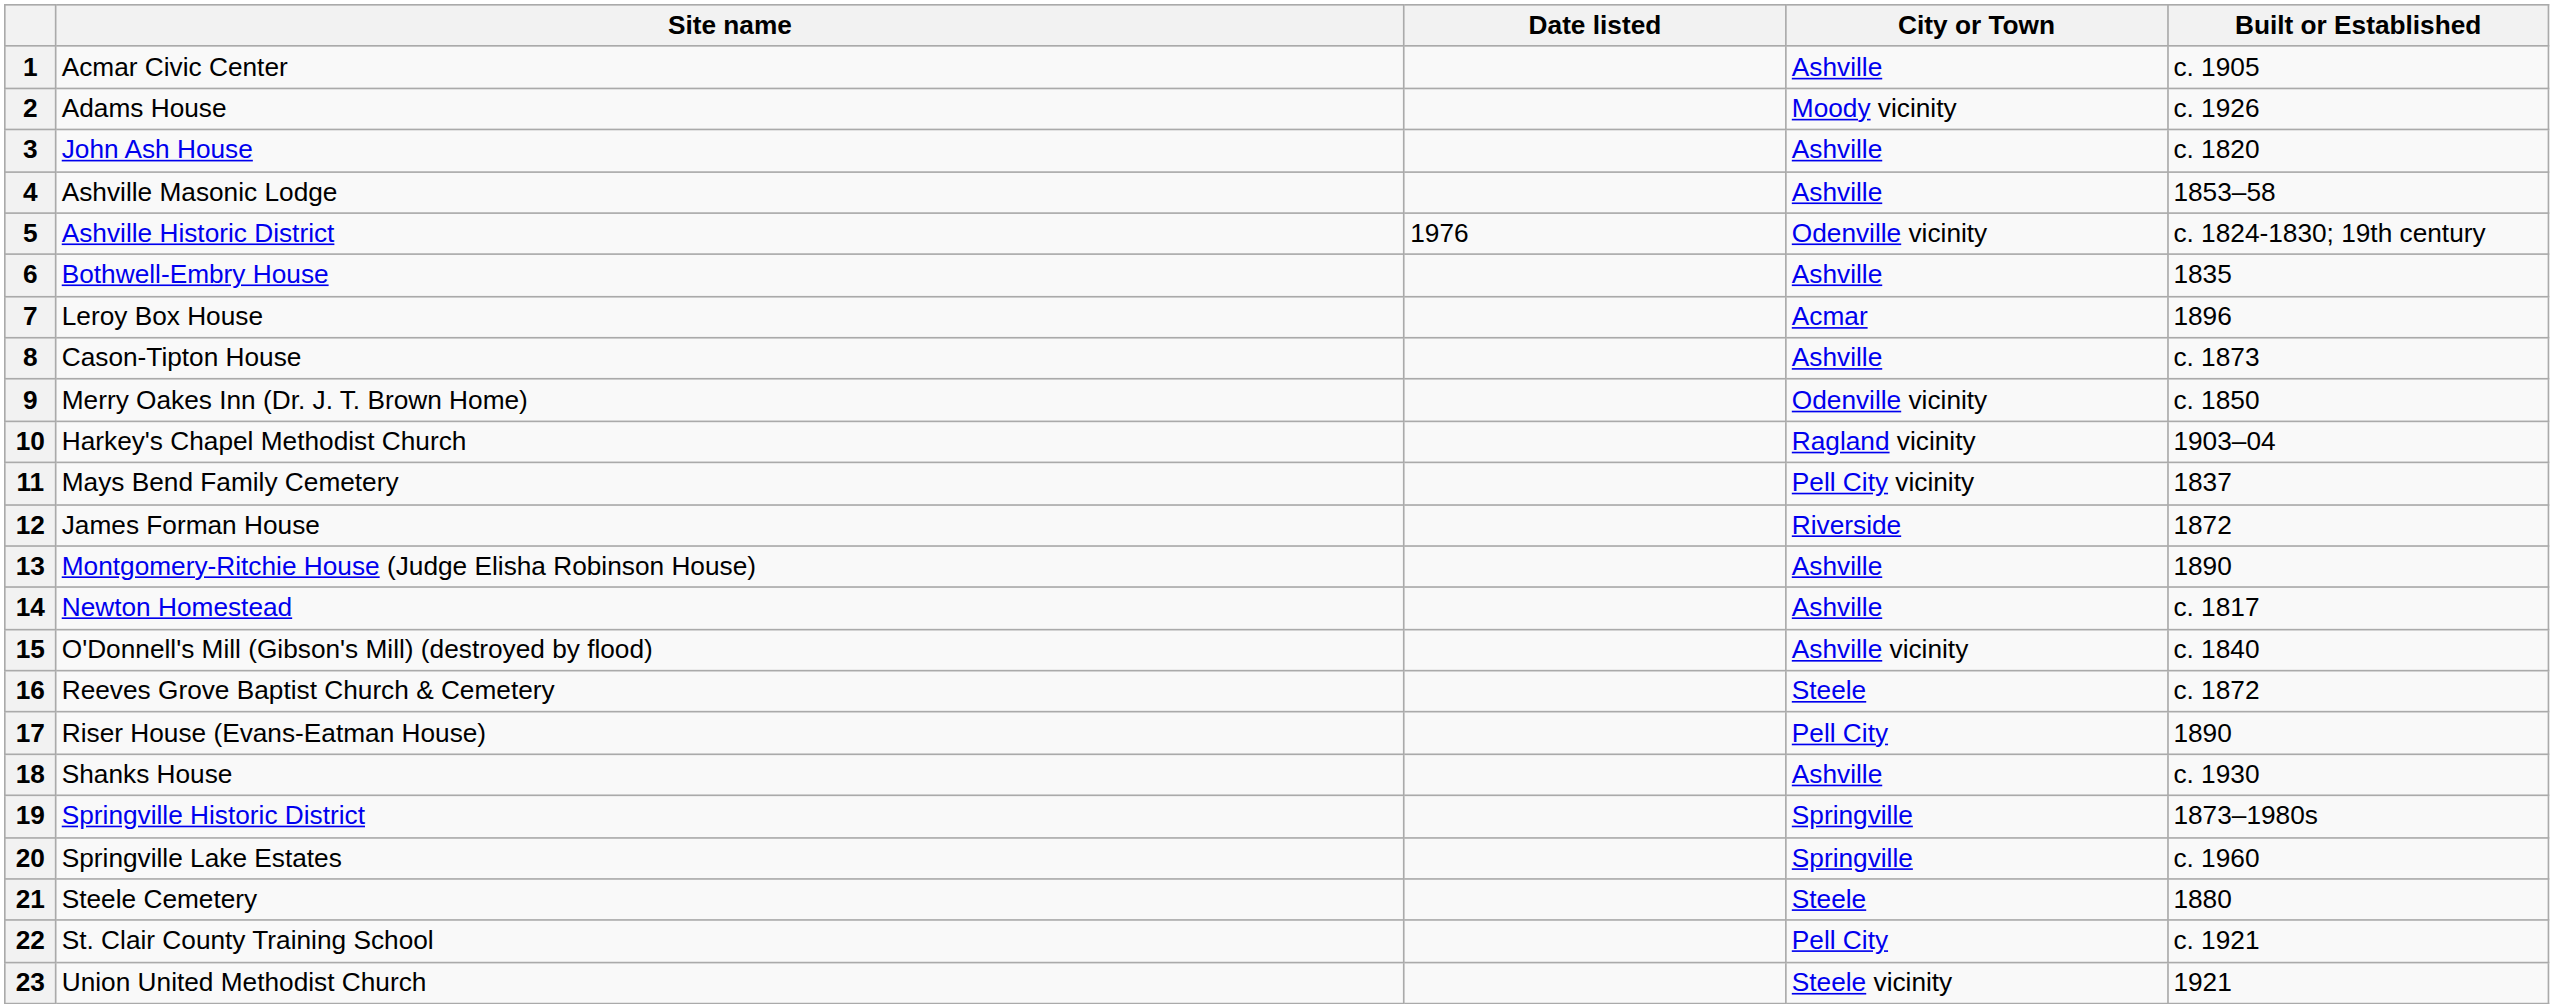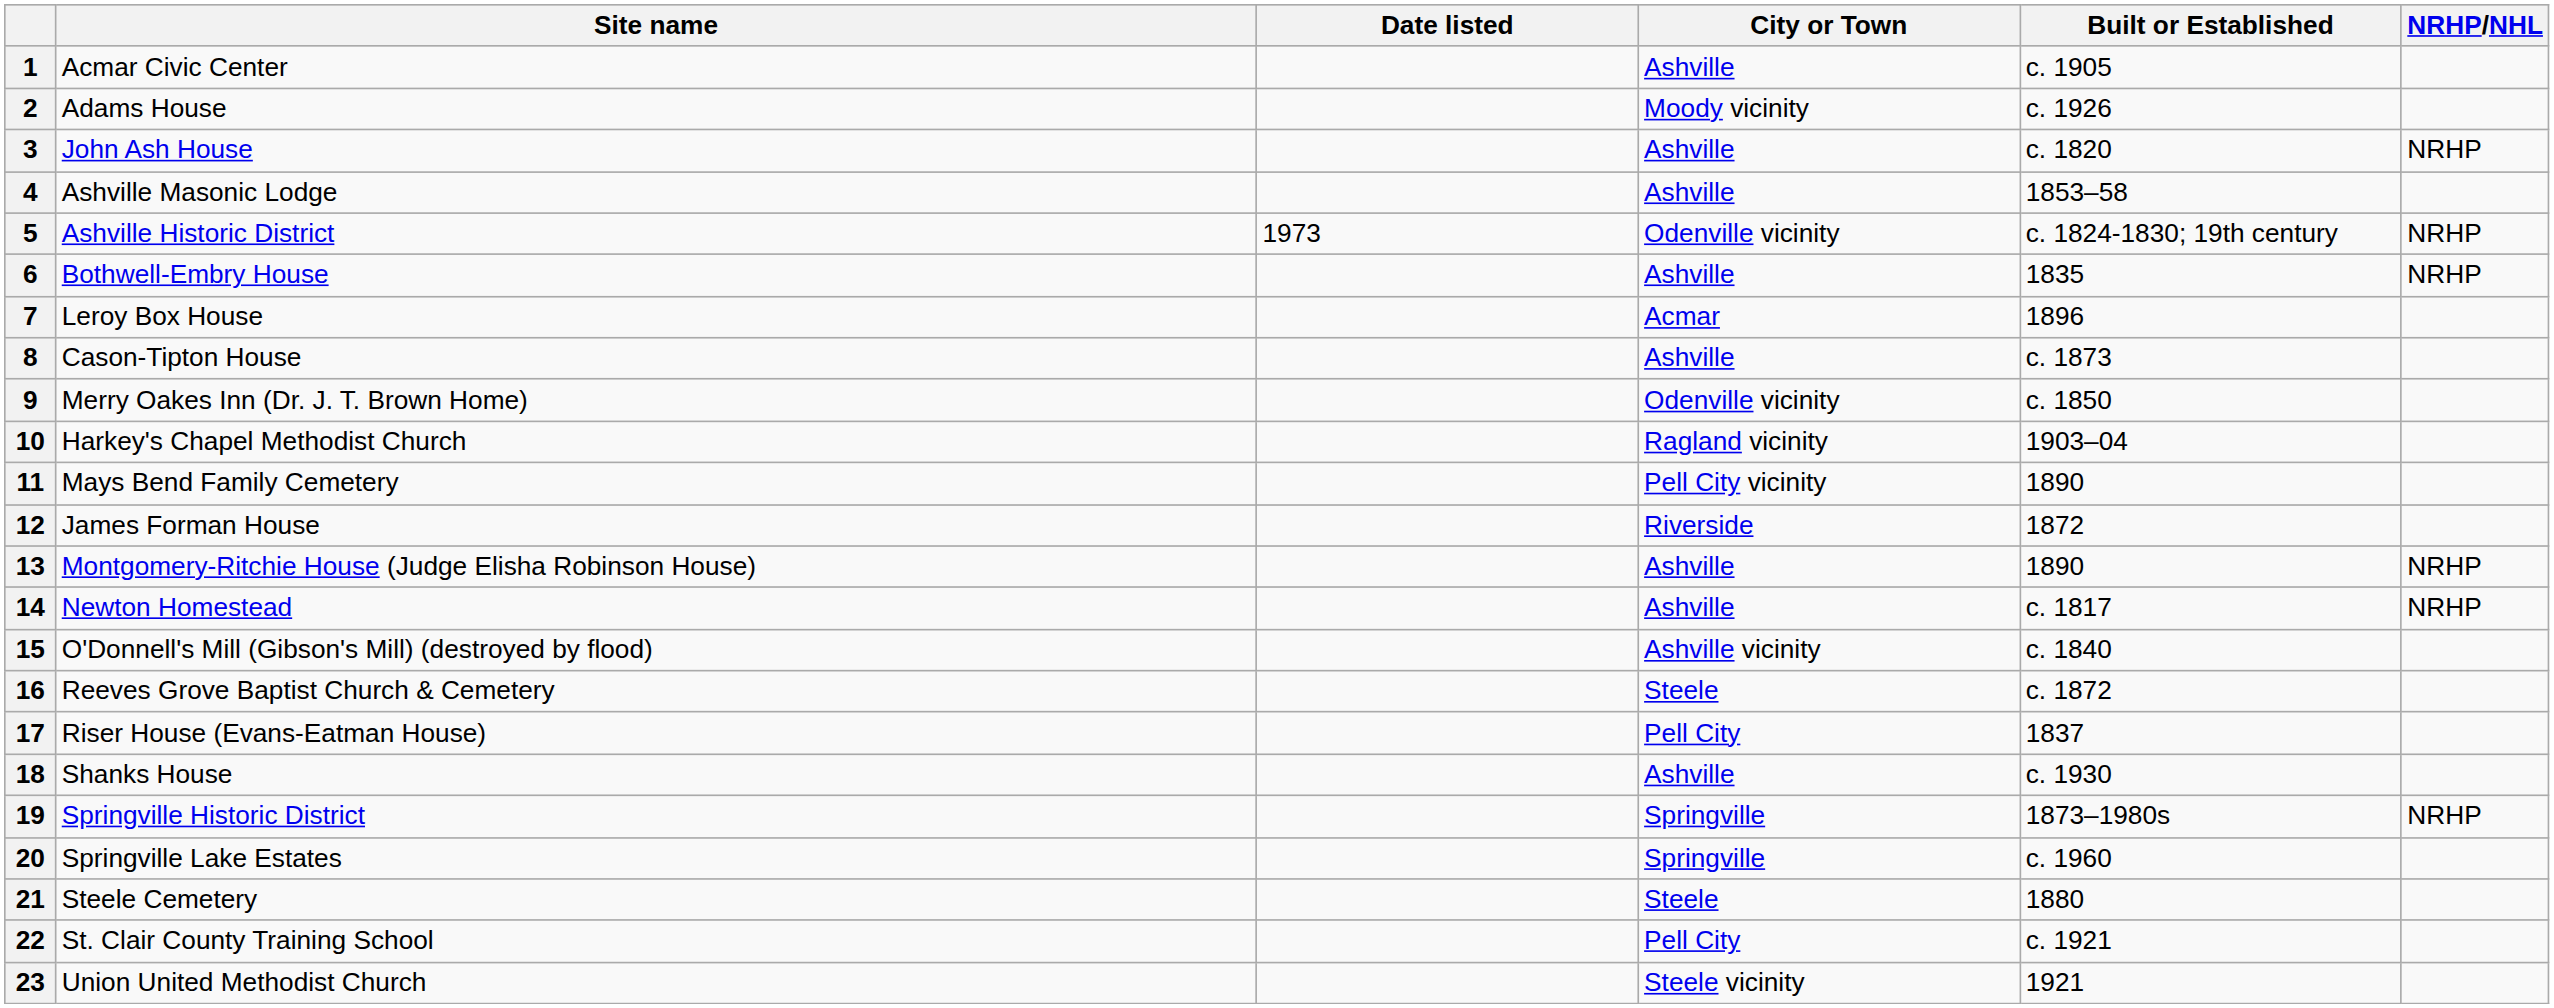+ column: (2475, 25)
(1439, 233) 1976 -> (1292, 233) 1973
(2203, 483) 1837 -> (2055, 483) 1890
(2203, 732) 1890 -> (2055, 732) 1837
